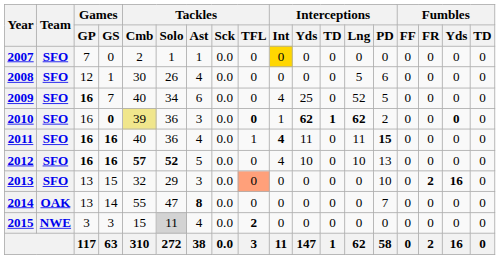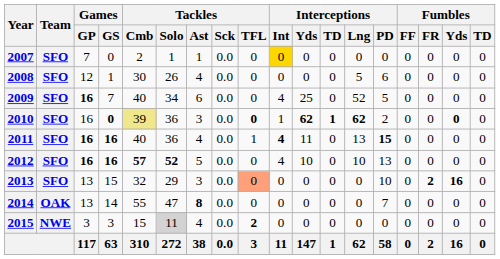(359, 139) 11 -> (359, 139) 13
